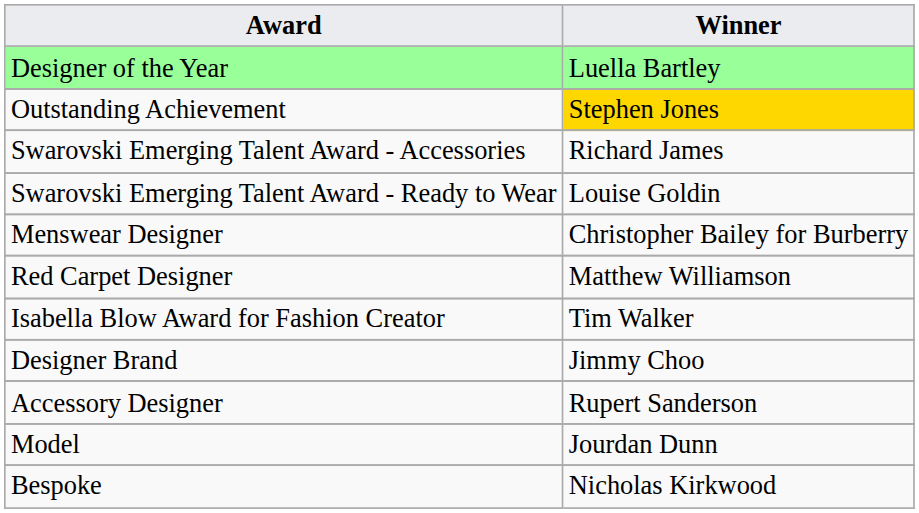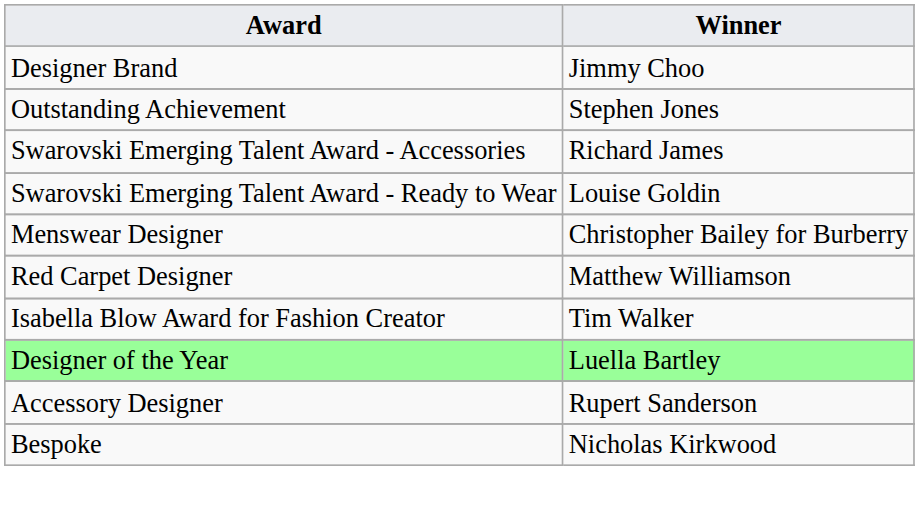rows swapped: (119, 67) <-> (94, 360)
(644, 109) gold background -> (644, 109) no background
- row: (45, 444)
